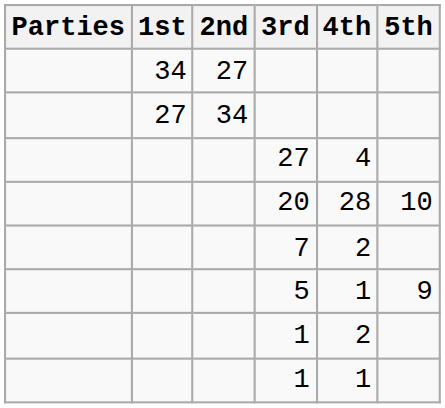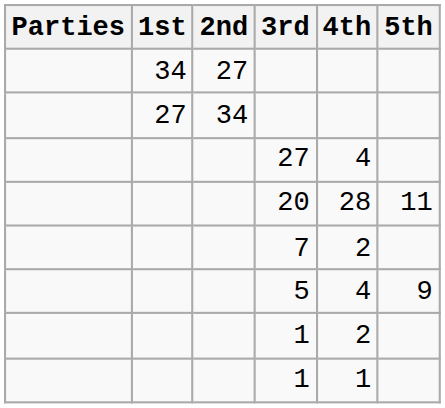(417, 203) 10 -> (417, 203) 11
(363, 291) 1 -> (363, 291) 4
